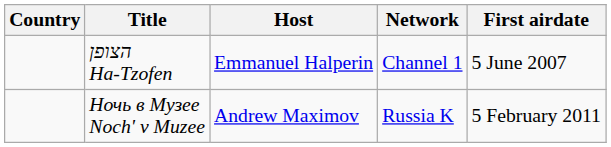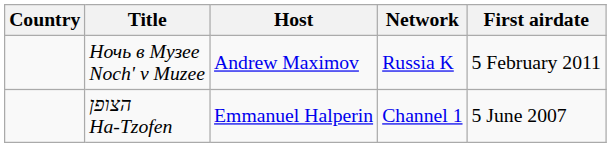rows swapped: (131, 62) <-> (147, 115)
